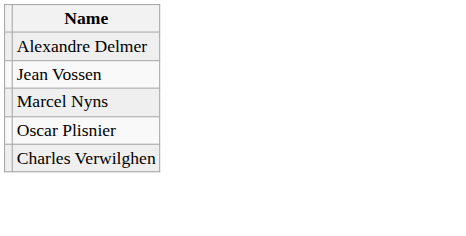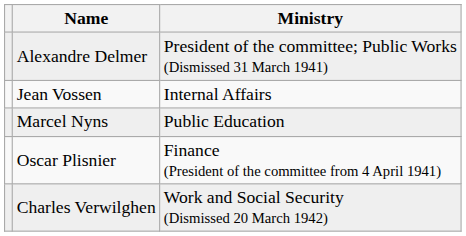+ column: (310, 18)
